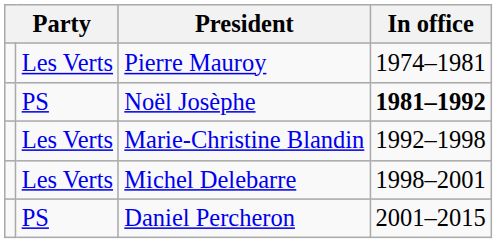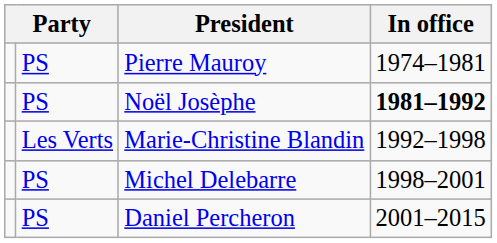(67, 62) Les Verts -> (35, 62) PS
(67, 179) Les Verts -> (35, 179) PS
